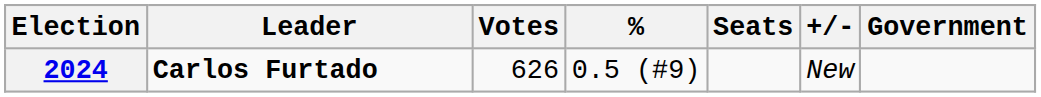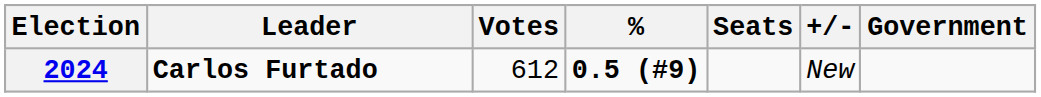(535, 70) 626 -> (535, 70) 612
(636, 70) normal -> (636, 70) bold
